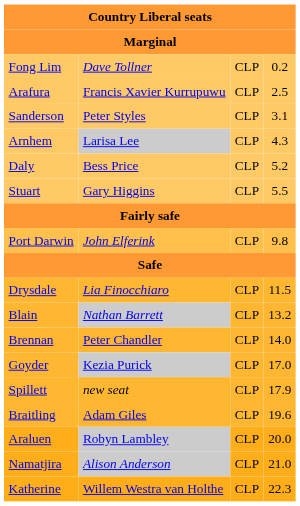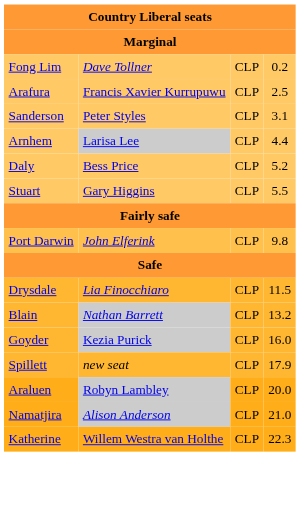(280, 140) 4.3 -> (280, 140) 4.4
- row: (31, 339)
(280, 364) 17.0 -> (280, 339) 16.0
- row: (32, 414)
